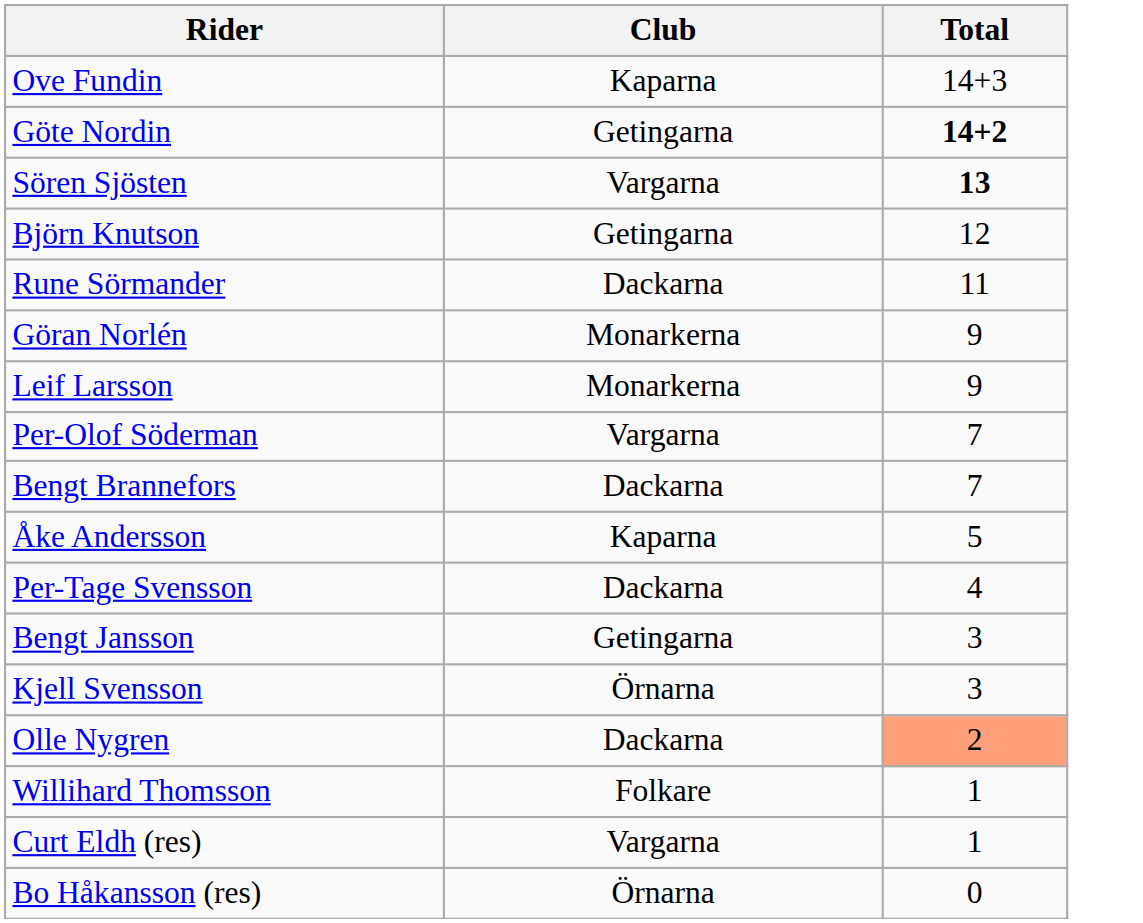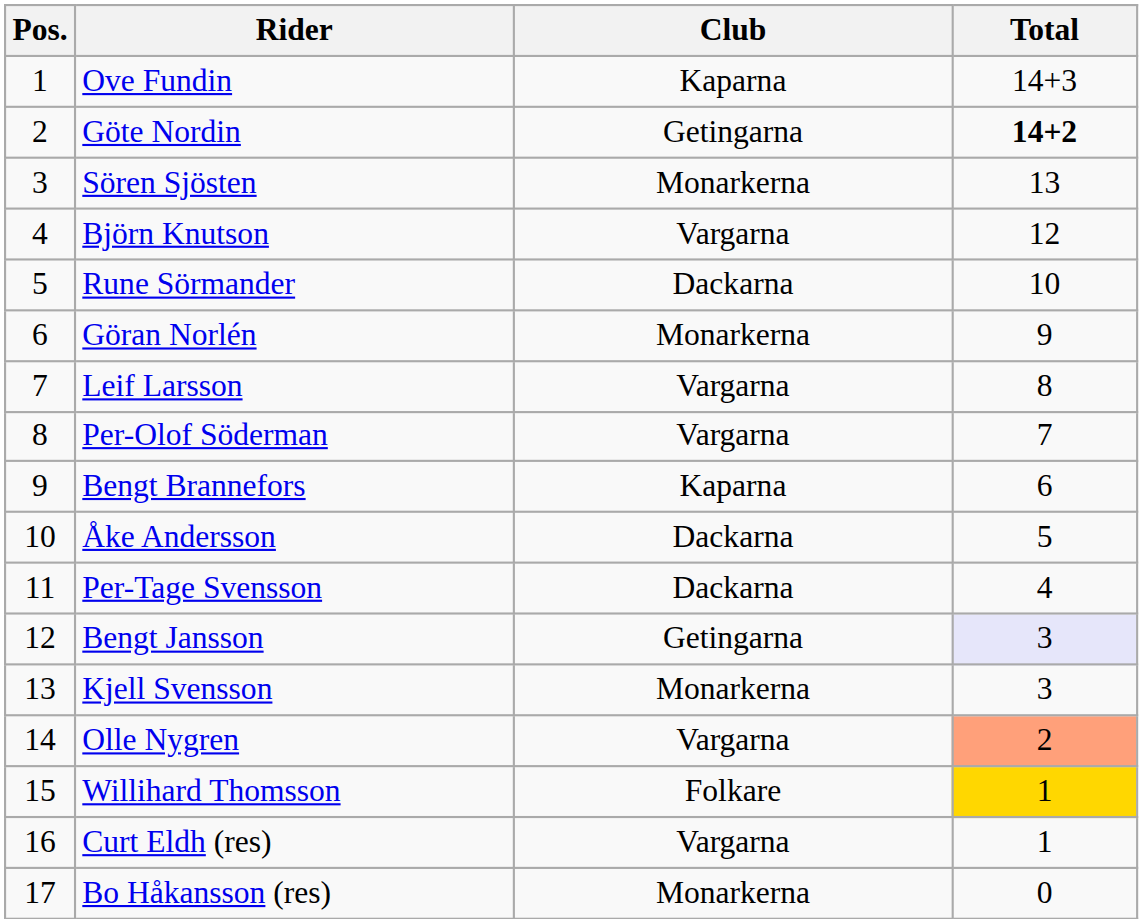+ column: (40, 29)
(663, 181) Vargarna -> (733, 181) Monarkerna
(975, 181) bold -> (1045, 181) normal
(663, 232) Getingarna -> (733, 232) Vargarna
(975, 283) 11 -> (1045, 283) 10
(663, 384) Monarkerna -> (733, 384) Vargarna
(975, 384) 9 -> (1045, 384) 8
(663, 486) Dackarna -> (733, 486) Kaparna
(975, 486) 7 -> (1045, 486) 6
(663, 537) Kaparna -> (733, 537) Dackarna
(975, 638) no background -> (1045, 638) lavender background
(663, 689) Örnarna -> (733, 689) Monarkerna
(663, 740) Dackarna -> (733, 740) Vargarna
(975, 790) no background -> (1045, 790) gold background
(663, 892) Örnarna -> (733, 892) Monarkerna
